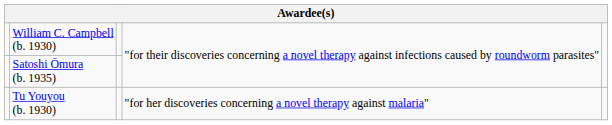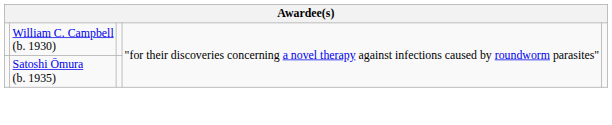- row: (39, 103)
